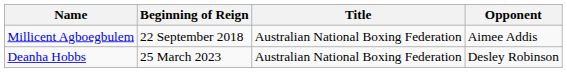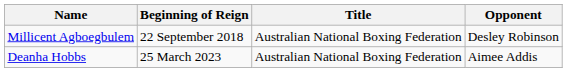(503, 36) Aimee Addis -> (513, 36) Desley Robinson
(513, 57) Desley Robinson -> (503, 57) Aimee Addis
